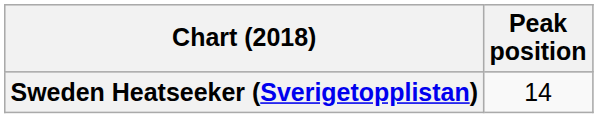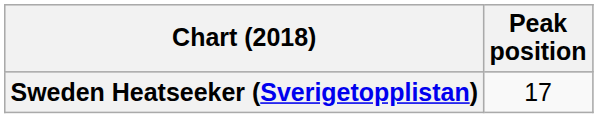(538, 91) 14 -> (538, 91) 17
